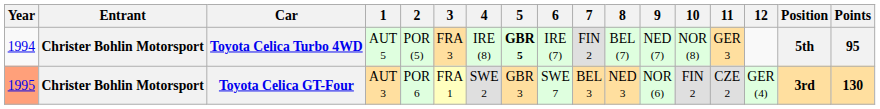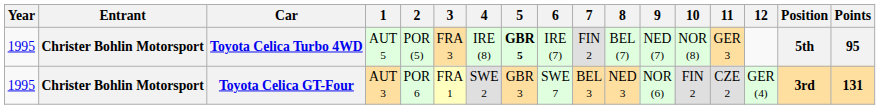(21, 46) 1994 -> (21, 46) 1995
(21, 85) lightsalmon background -> (21, 85) no background
(853, 85) 130 -> (853, 85) 131
